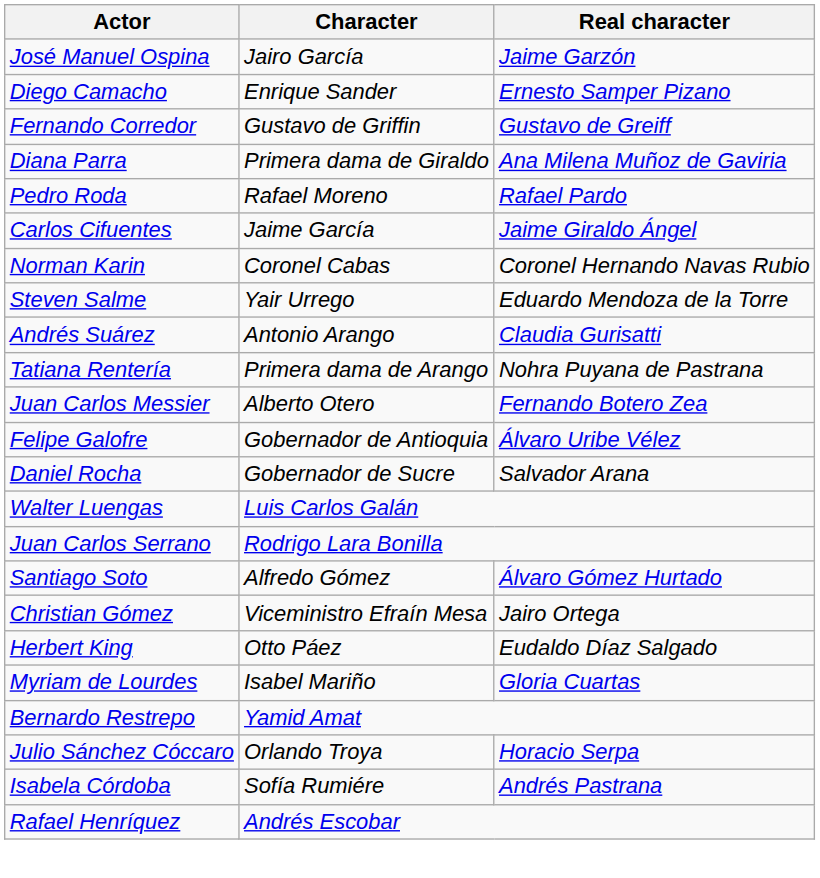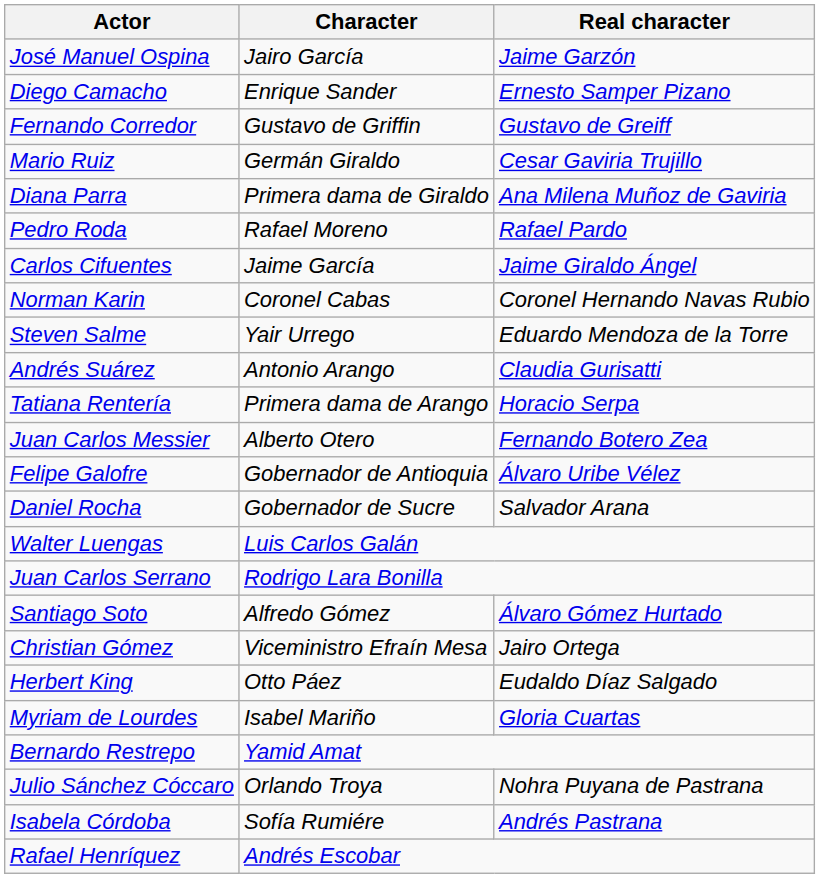+ row: (62, 160)
(631, 369) Nohra Puyana de Pastrana -> (569, 404) Horacio Serpa
(569, 751) Horacio Serpa -> (631, 786) Nohra Puyana de Pastrana
